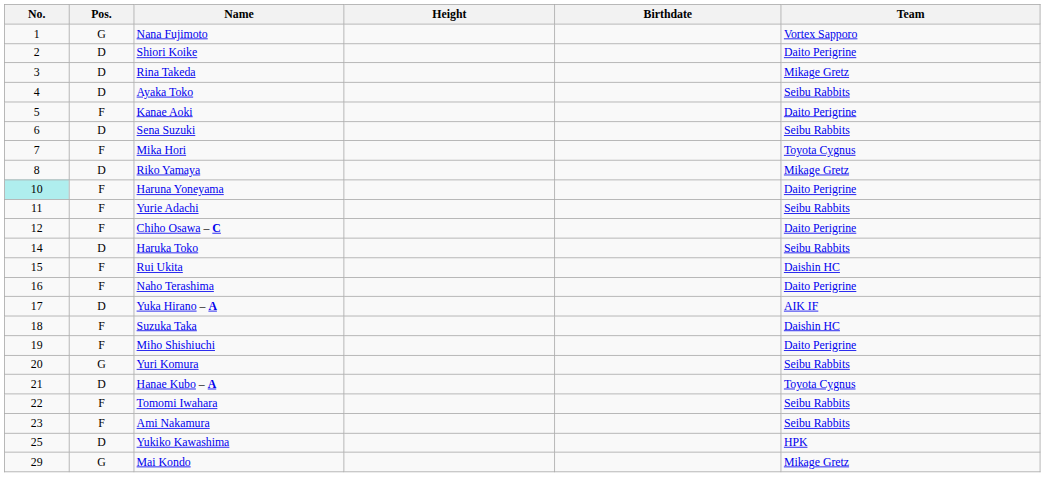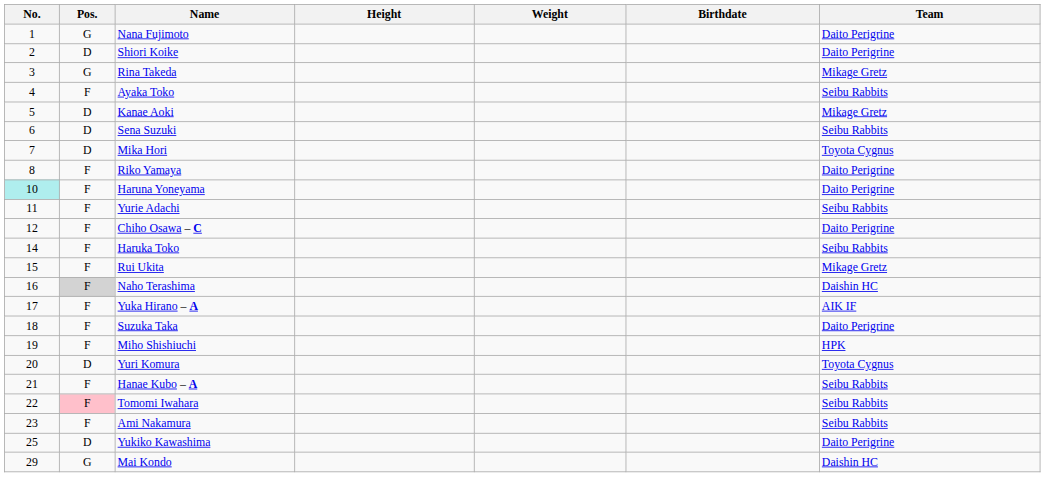+ column: (550, 14)
(821, 34) Vortex Sapporo -> (858, 34) Daito Perigrine
(101, 73) D -> (87, 73) G
(101, 92) D -> (87, 92) F
(101, 112) F -> (87, 112) D
(820, 112) Daito Perigrine -> (854, 112) Mikage Gretz
(101, 150) F -> (87, 150) D
(101, 170) D -> (87, 170) F
(816, 170) Mikage Gretz -> (858, 170) Daito Perigrine
(101, 248) D -> (87, 248) F
(812, 267) Daishin HC -> (854, 267) Mikage Gretz
(101, 287) no background -> (87, 287) lightgrey background
(820, 287) Daito Perigrine -> (850, 287) Daishin HC
(101, 306) D -> (87, 306) F
(812, 326) Daishin HC -> (858, 326) Daito Perigrine
(820, 345) Daito Perigrine -> (834, 345) HPK
(101, 365) G -> (87, 365) D
(817, 365) Seibu Rabbits -> (858, 365) Toyota Cygnus
(101, 384) D -> (87, 384) F
(820, 384) Toyota Cygnus -> (855, 384) Seibu Rabbits
(101, 404) no background -> (87, 404) pink background
(796, 443) HPK -> (858, 443) Daito Perigrine
(816, 462) Mikage Gretz -> (850, 462) Daishin HC
